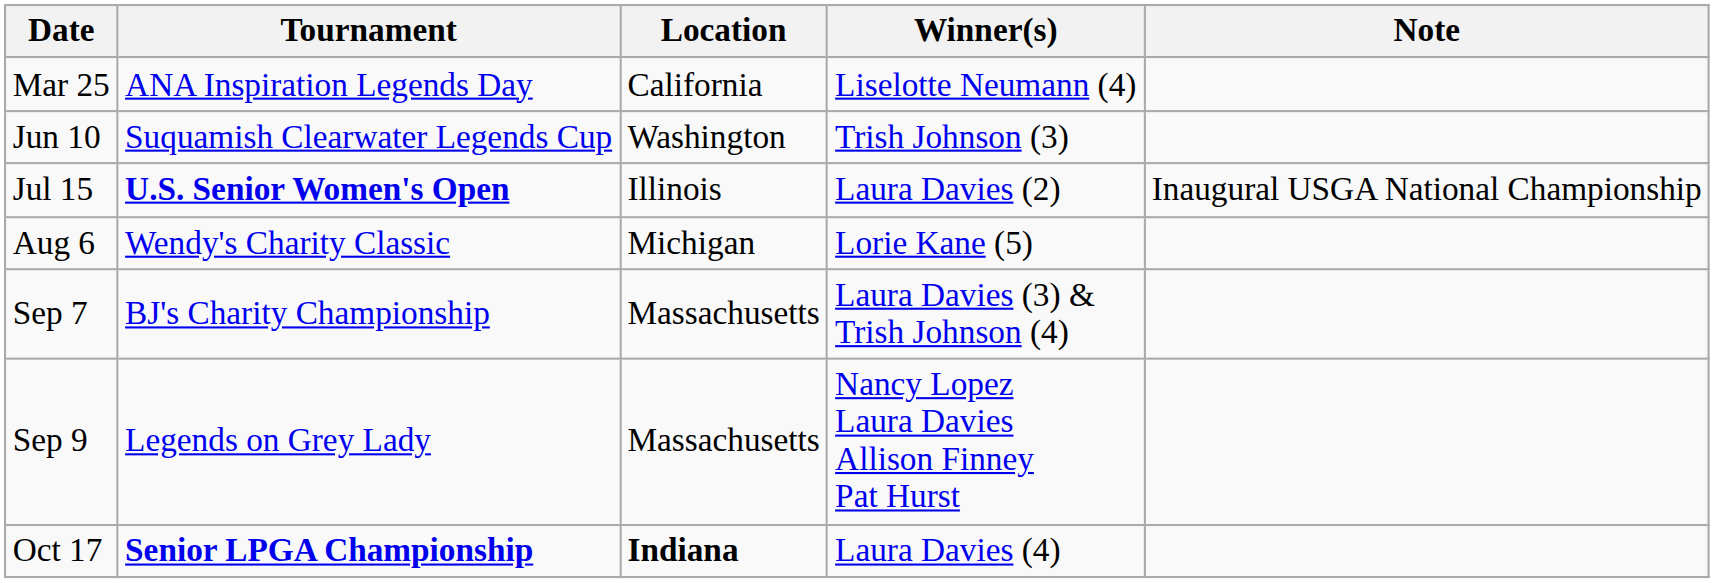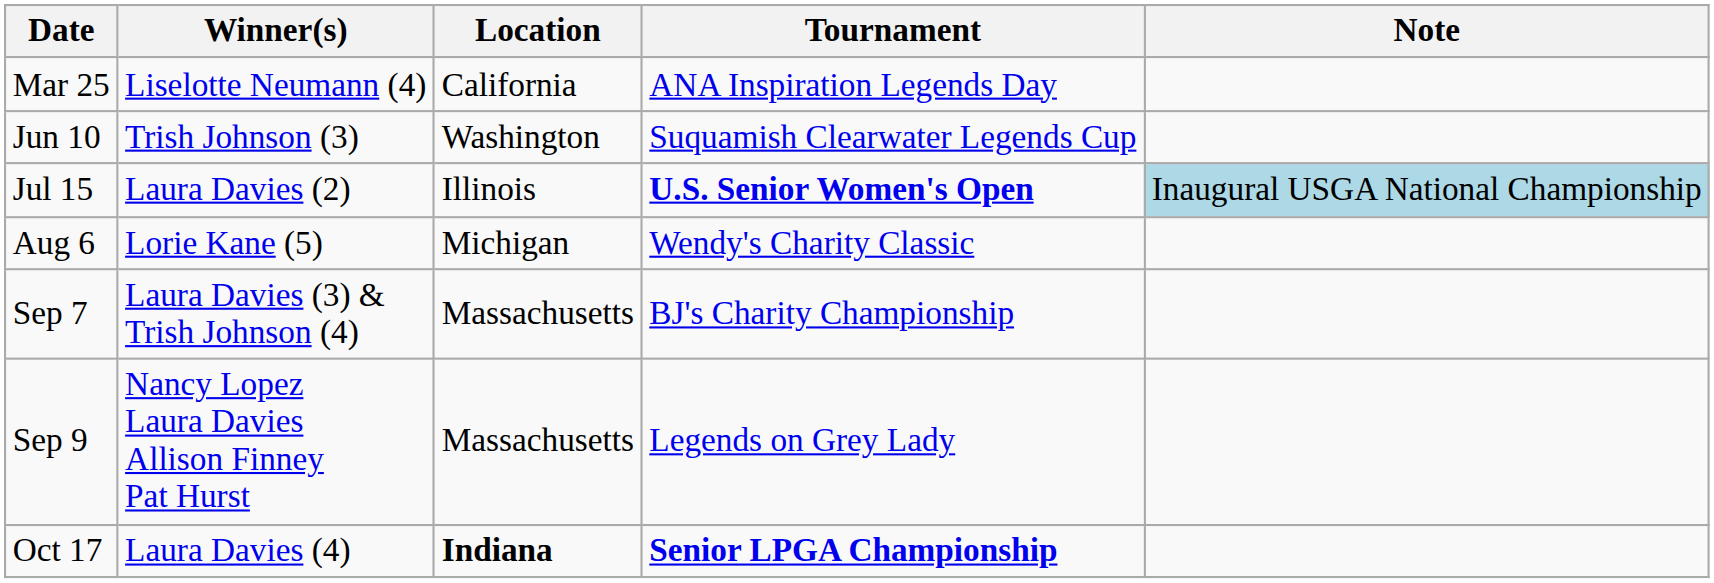columns swapped: (369, 30) <-> (986, 30)
(1427, 189) no background -> (1427, 189) lightblue background
